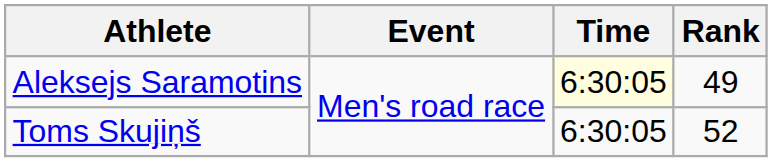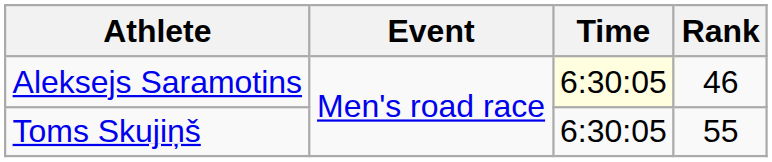(721, 81) 49 -> (721, 81) 46
(721, 132) 52 -> (721, 132) 55
